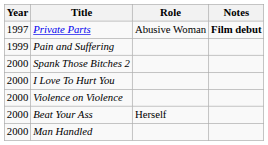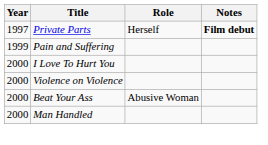(171, 30) Abusive Woman -> (143, 30) Herself
- row: (82, 64)
(151, 115) Herself -> (163, 98) Abusive Woman
